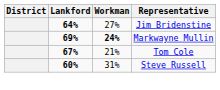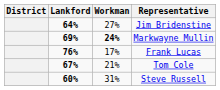+ row: (173, 52)
